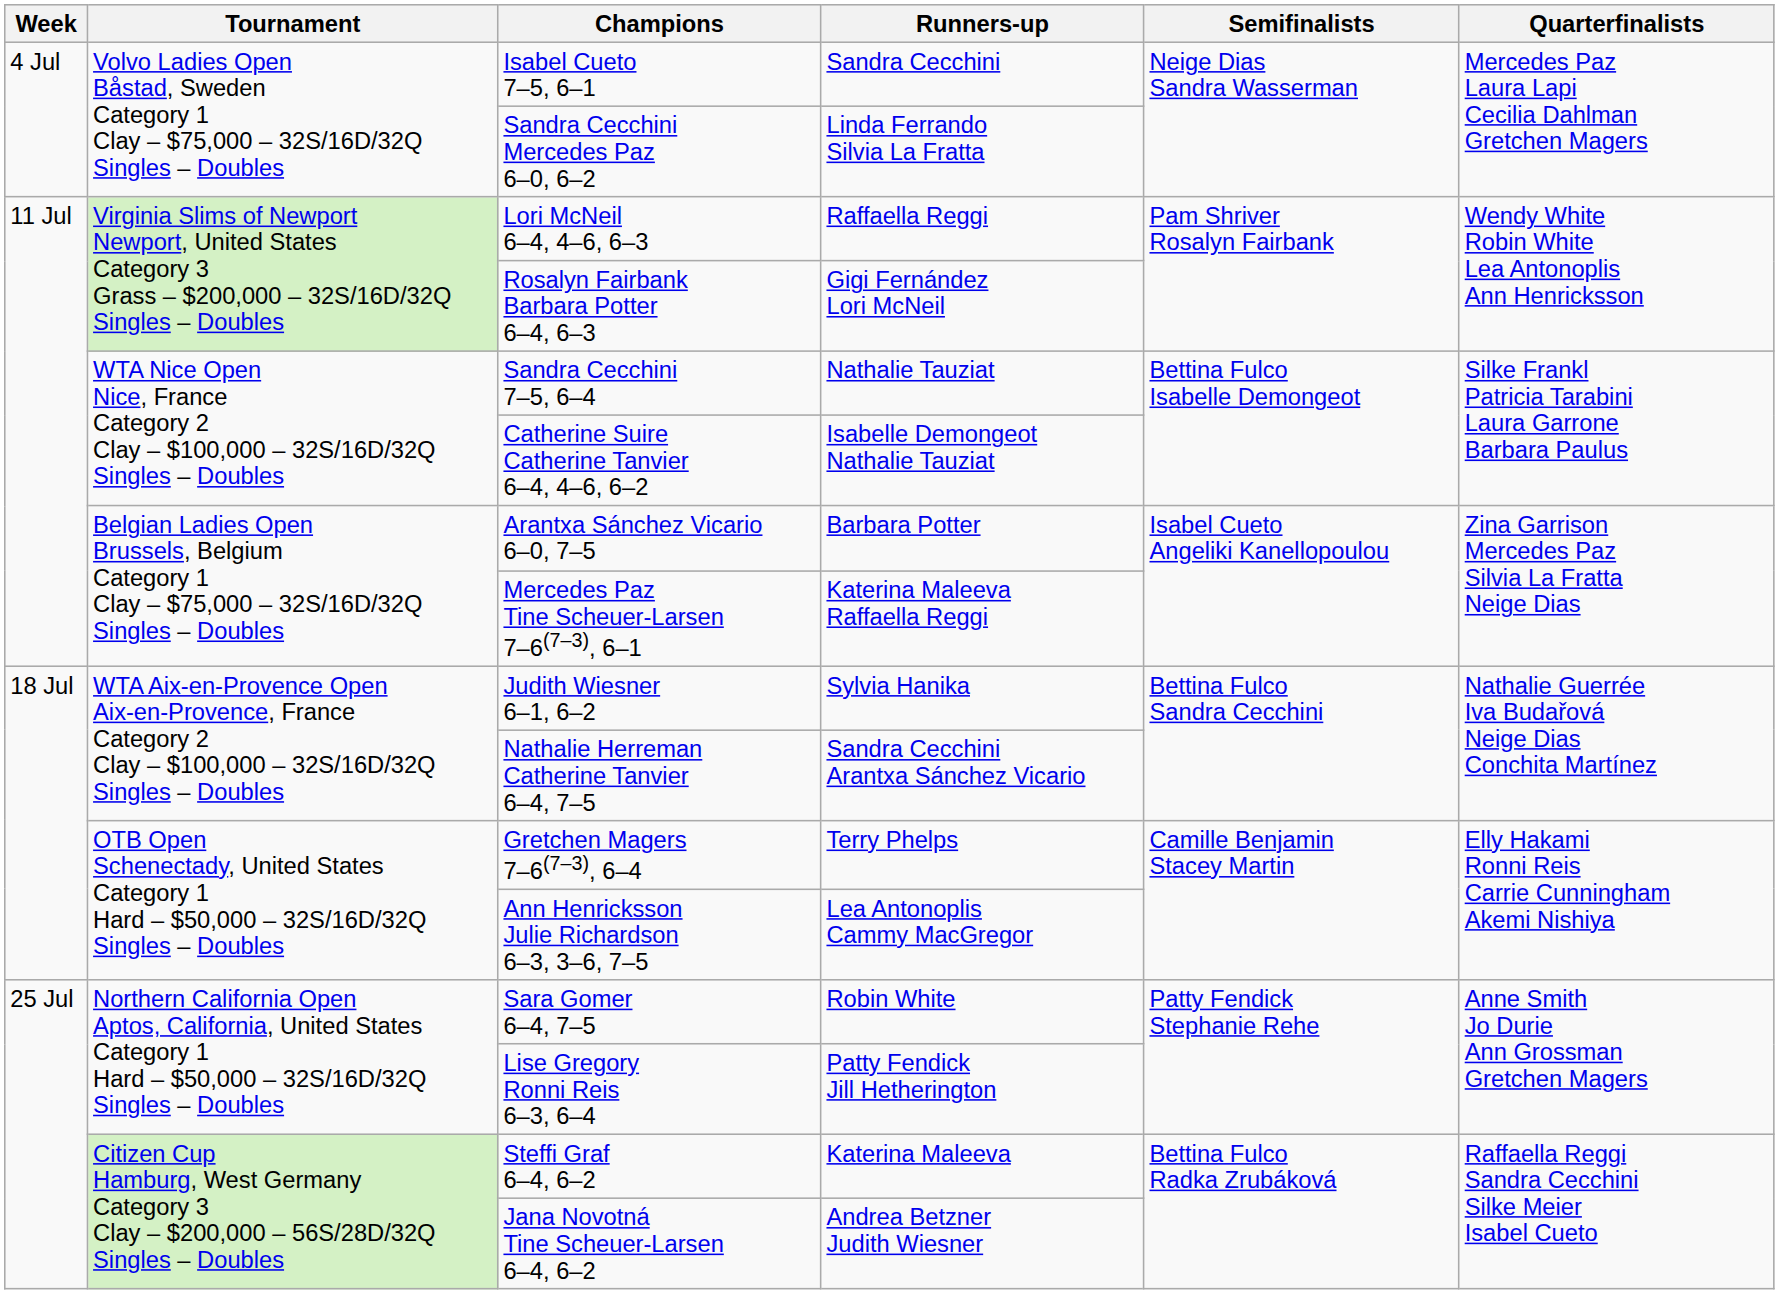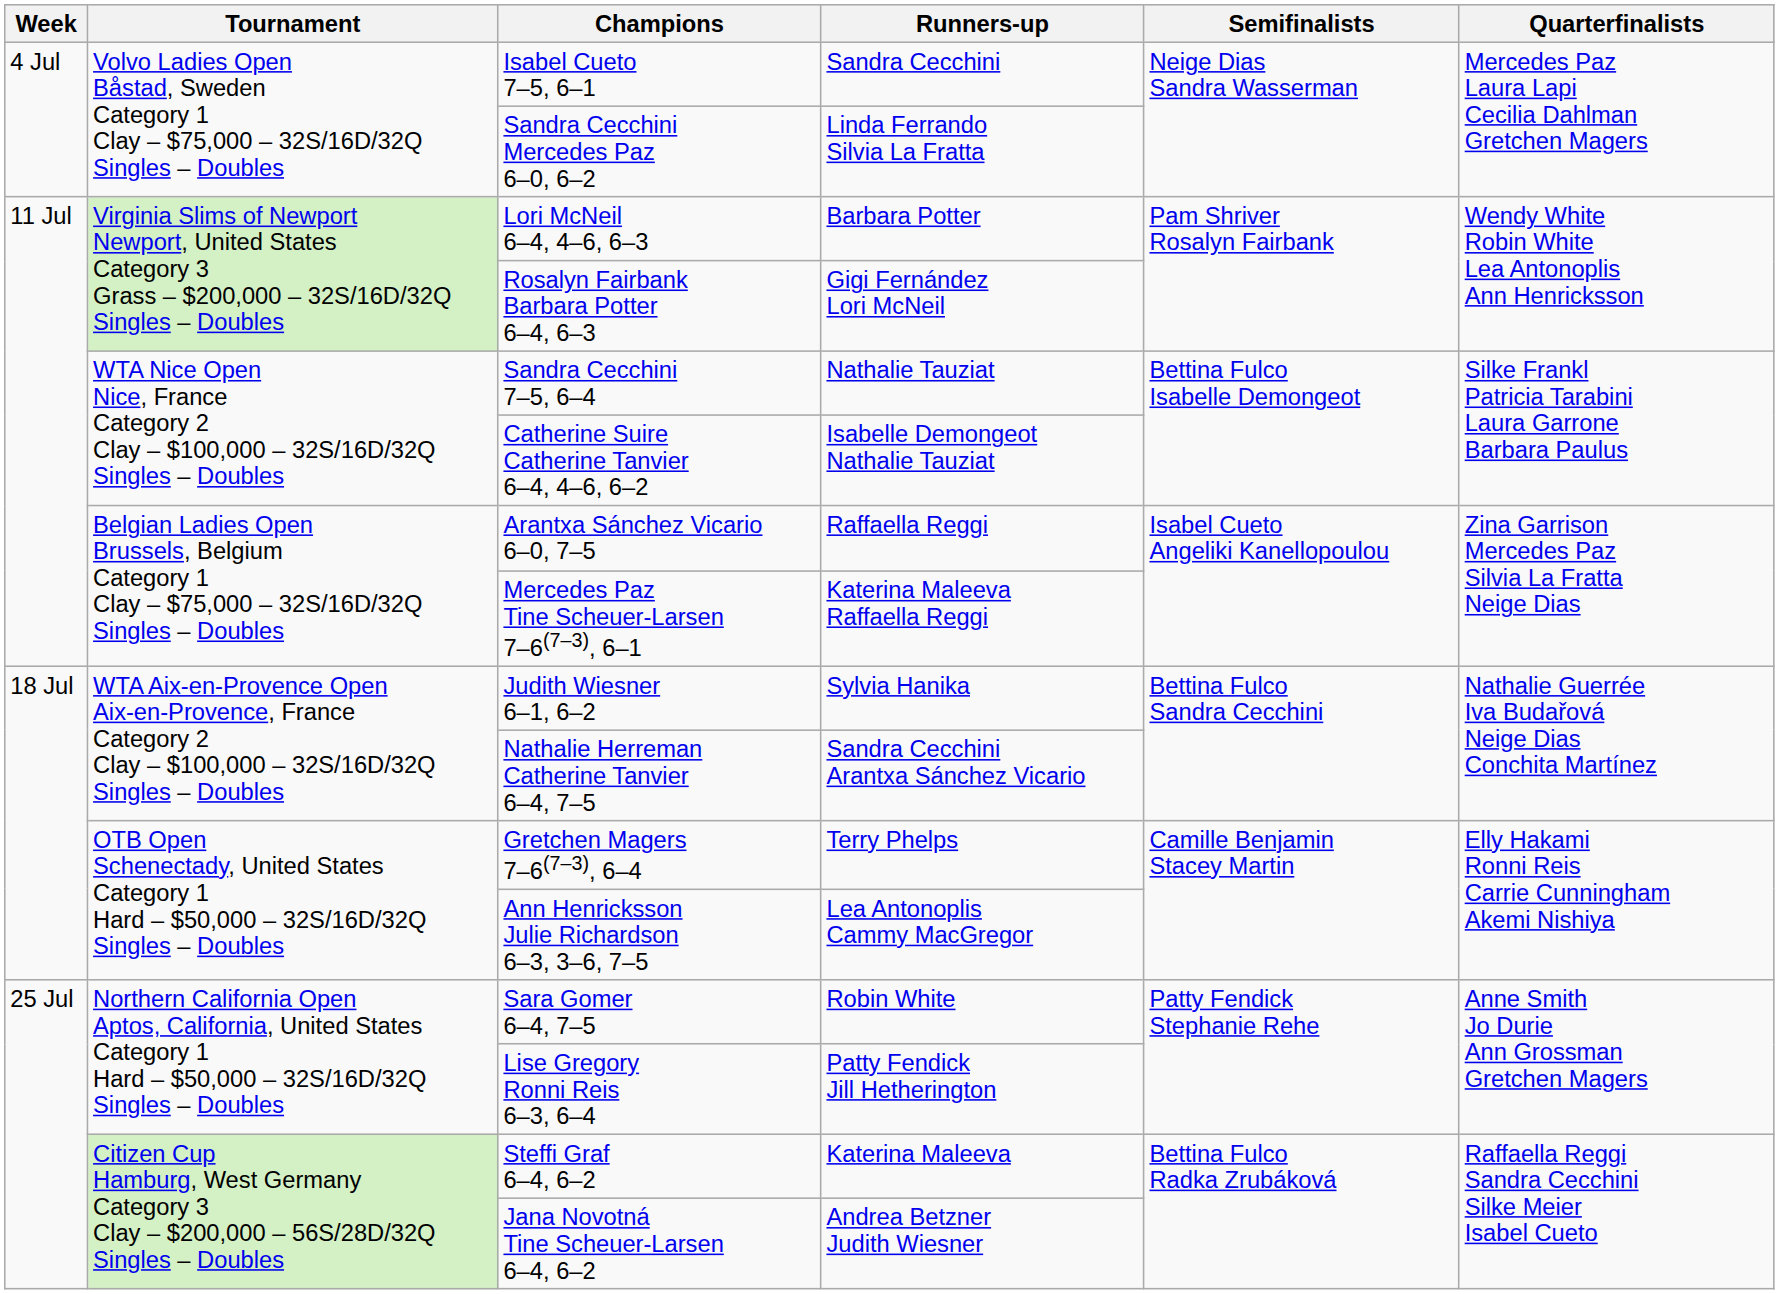(907, 216) Raffaella Reggi -> (904, 216) Barbara Potter
(904, 525) Barbara Potter -> (907, 525) Raffaella Reggi
